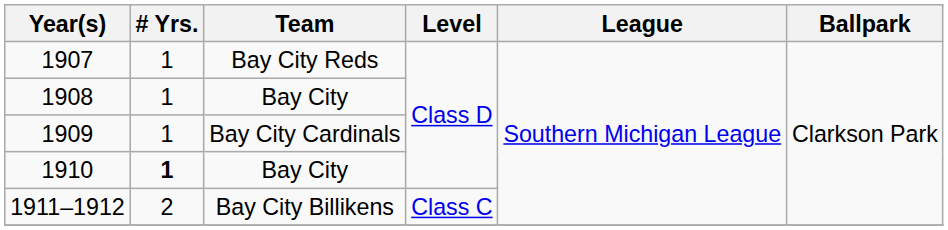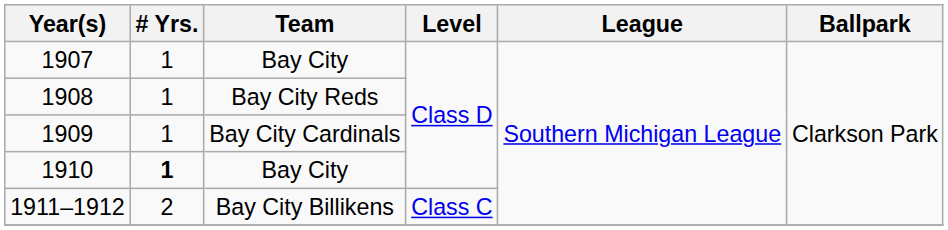(305, 60) Bay City Reds -> (305, 60) Bay City
(305, 97) Bay City -> (305, 97) Bay City Reds
